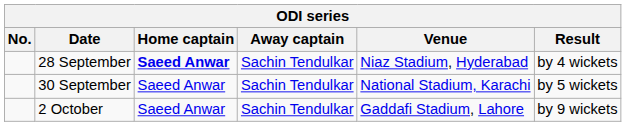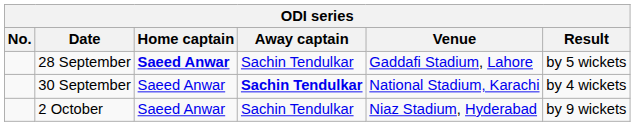(444, 62) Niaz Stadium, Hyderabad -> (451, 62) Gaddafi Stadium, Lahore
(577, 62) by 4 wickets -> (586, 62) by 5 wickets
(297, 86) normal -> (302, 86) bold
(577, 86) by 5 wickets -> (586, 86) by 4 wickets
(442, 109) Gaddafi Stadium, Lahore -> (453, 109) Niaz Stadium, Hyderabad
